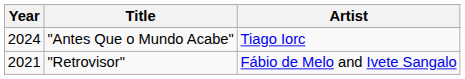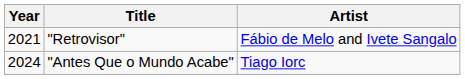rows swapped: (86, 62) <-> (141, 39)
